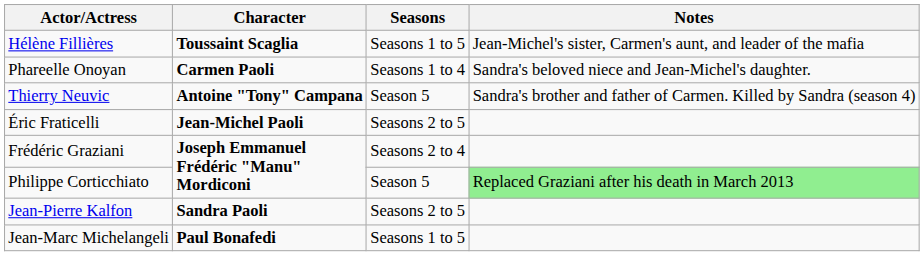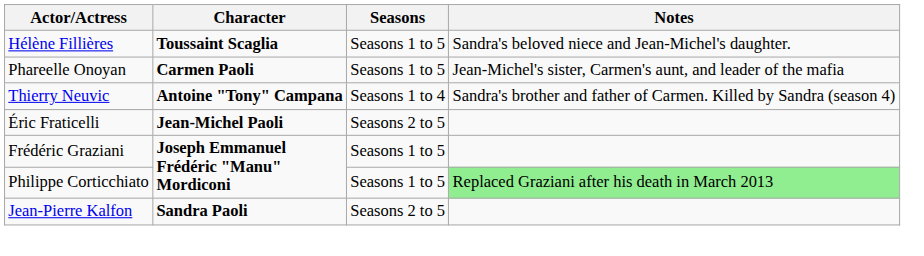(668, 43) Jean-Michel's sister, Carmen's aunt, and leader of the mafia -> (622, 43) Sandra's beloved niece and Jean-Michel's daughter.
(418, 69) Seasons 1 to 4 -> (398, 69) Seasons 1 to 5
(642, 69) Sandra's beloved niece and Jean-Michel's daughter. -> (648, 69) Jean-Michel's sister, Carmen's aunt, and leader of the mafia
(400, 95) Season 5 -> (398, 95) Seasons 1 to 4
(418, 150) Seasons 2 to 4 -> (398, 150) Seasons 1 to 5
(400, 182) Season 5 -> (398, 182) Seasons 1 to 5
- row: (89, 237)
